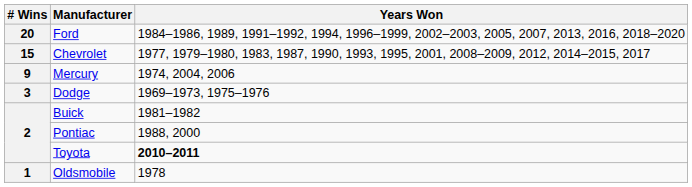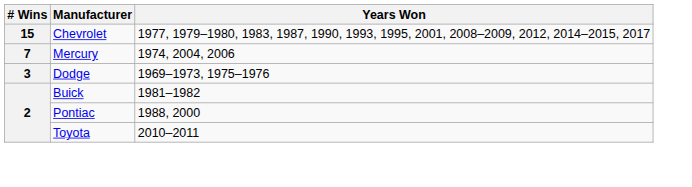- row: (66, 34)
(27, 74) 9 -> (27, 54) 7
(169, 153) bold -> (169, 133) normal
- row: (84, 172)
